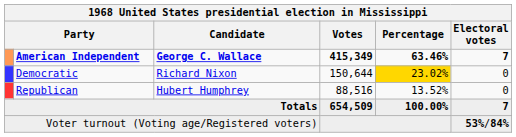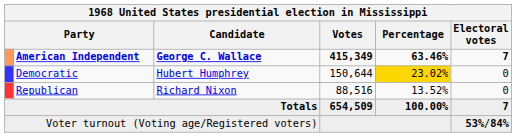(197, 74) Richard Nixon -> (203, 74) Hubert Humphrey
(203, 91) Hubert Humphrey -> (197, 91) Richard Nixon
